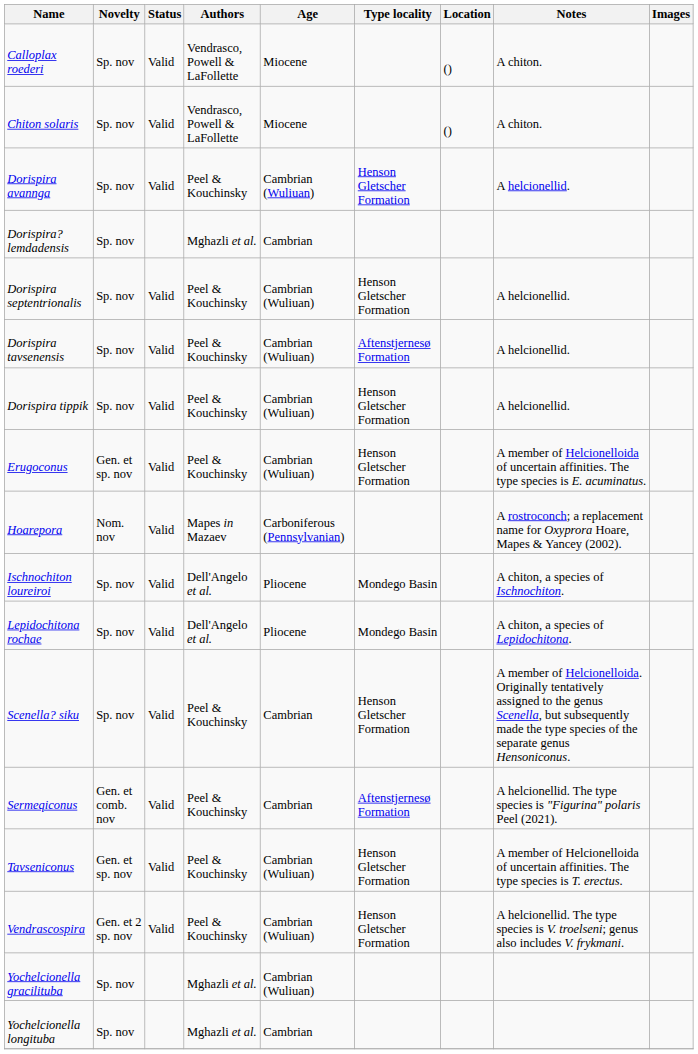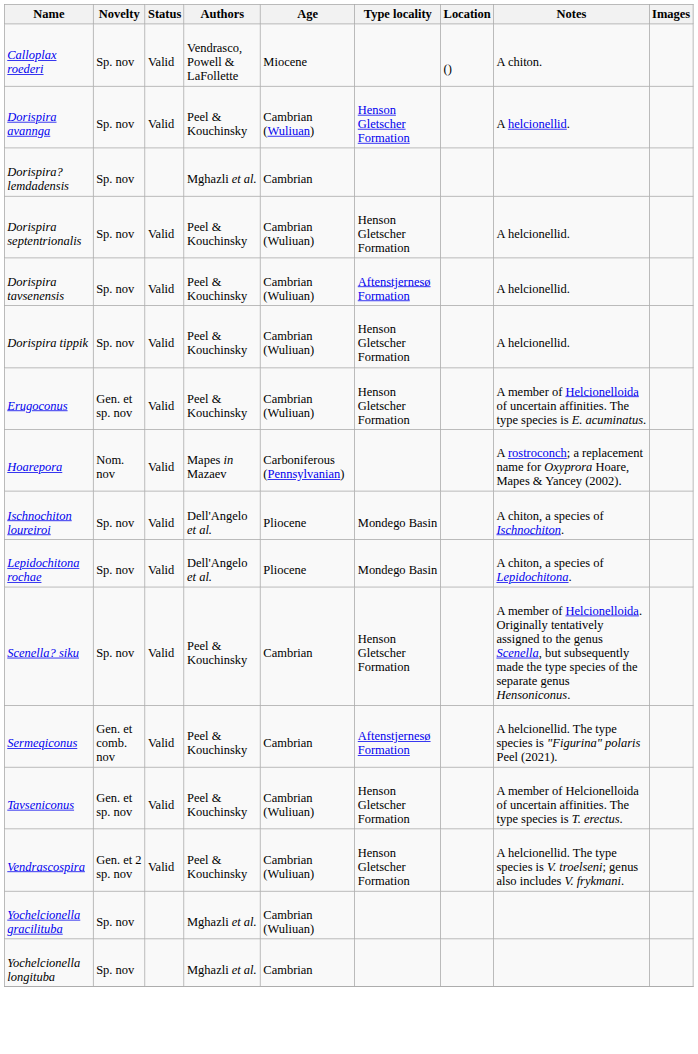- row: (43, 124)
